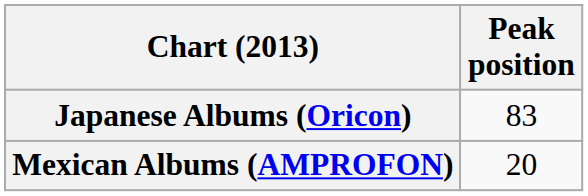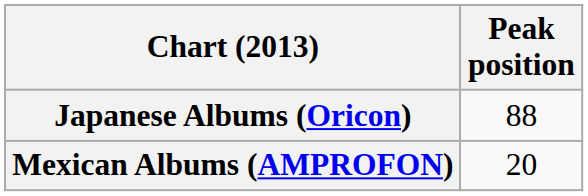(521, 114) 83 -> (521, 114) 88
